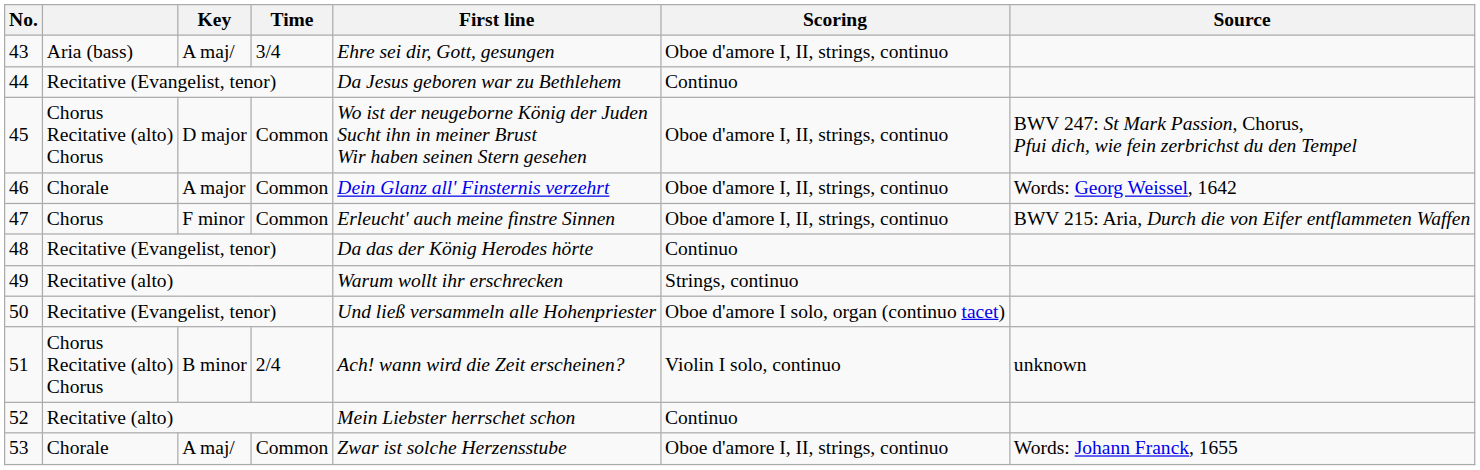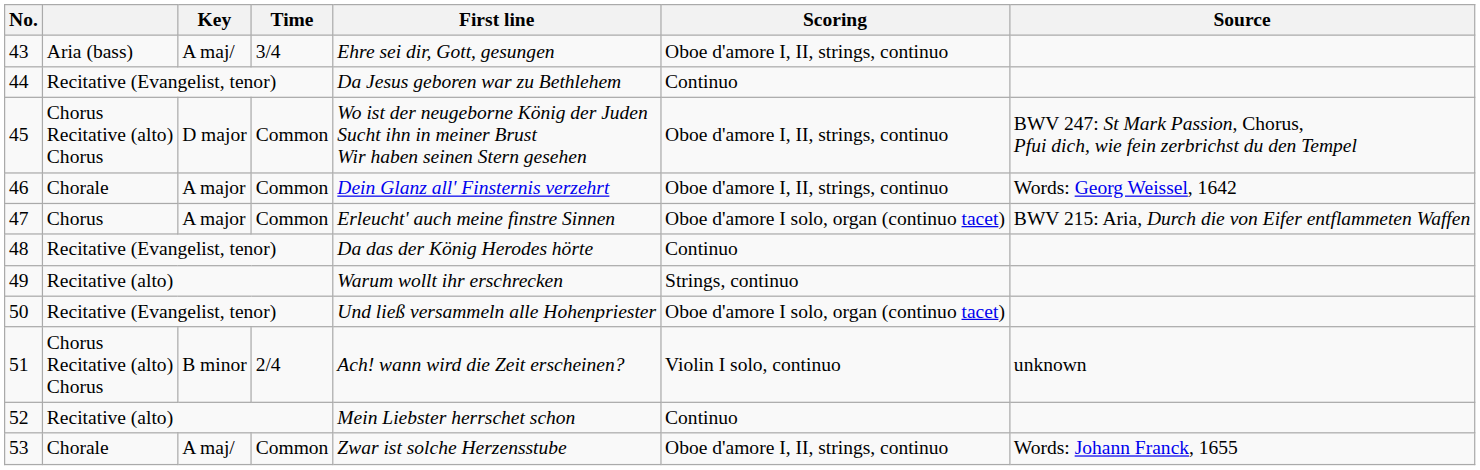(213, 218) F minor -> (214, 218) A major
(807, 218) Oboe d'amore I, II, strings, continuo -> (835, 218) Oboe d'amore I solo, organ (continuo tacet)
